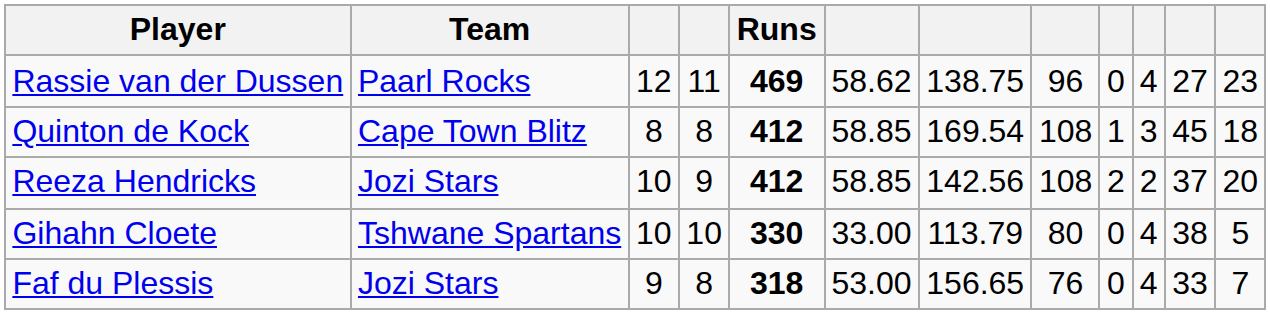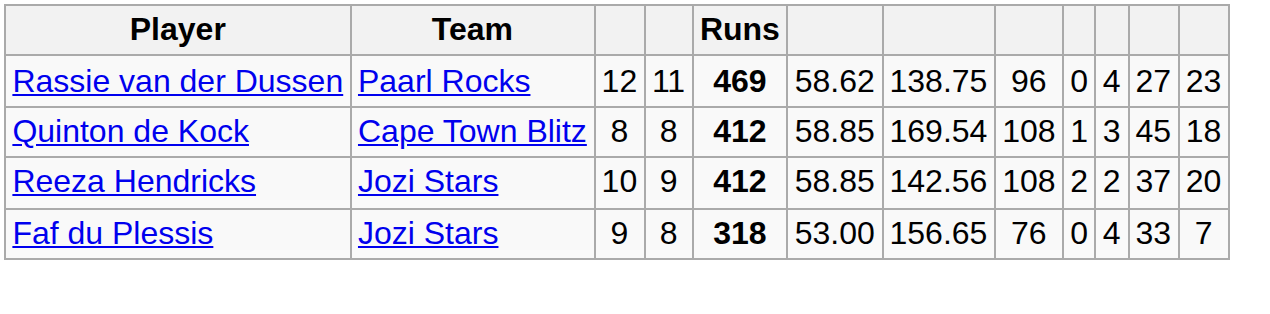- row: (115, 232)
